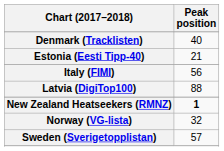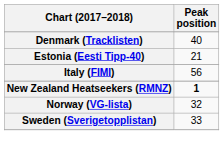- row: (89, 89)
(196, 137) 57 -> (196, 121) 33
